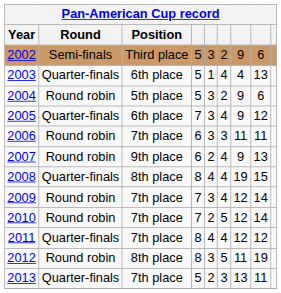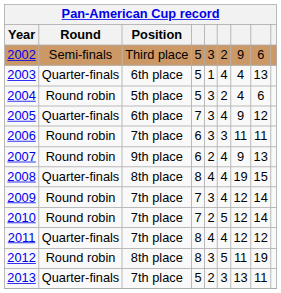(241, 95) 9 -> (241, 95) 4
